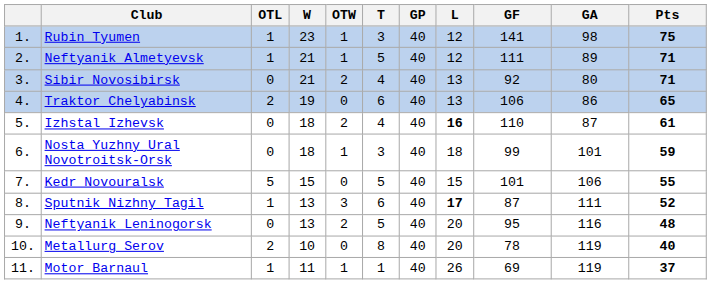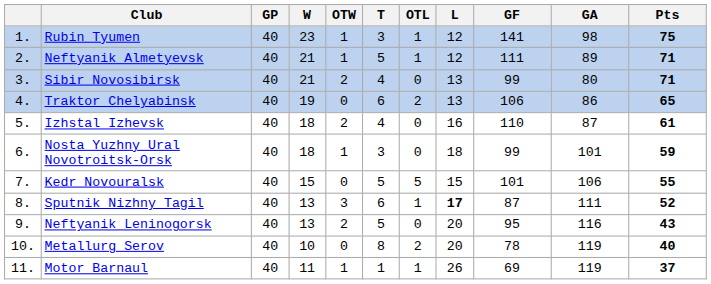columns swapped: (418, 15) <-> (270, 15)
(512, 80) 92 -> (512, 80) 99
(455, 123) bold -> (455, 123) normal
(667, 225) 48 -> (667, 225) 43
